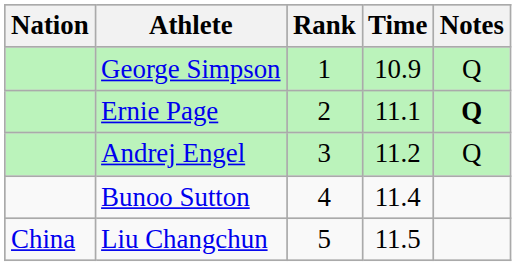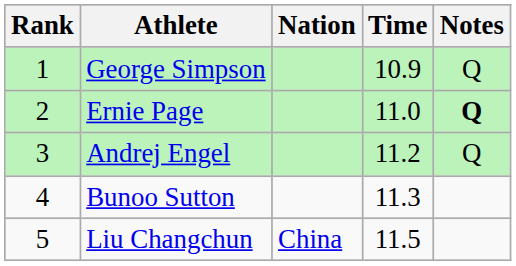columns swapped: (324, 25) <-> (50, 25)
(398, 111) 11.1 -> (398, 111) 11.0
(398, 196) 11.4 -> (398, 196) 11.3
